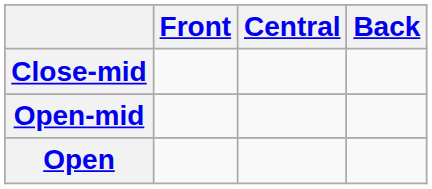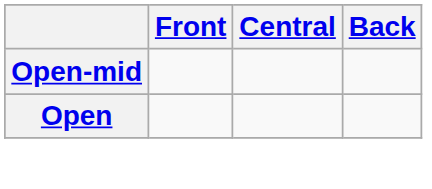- row: (79, 71)
